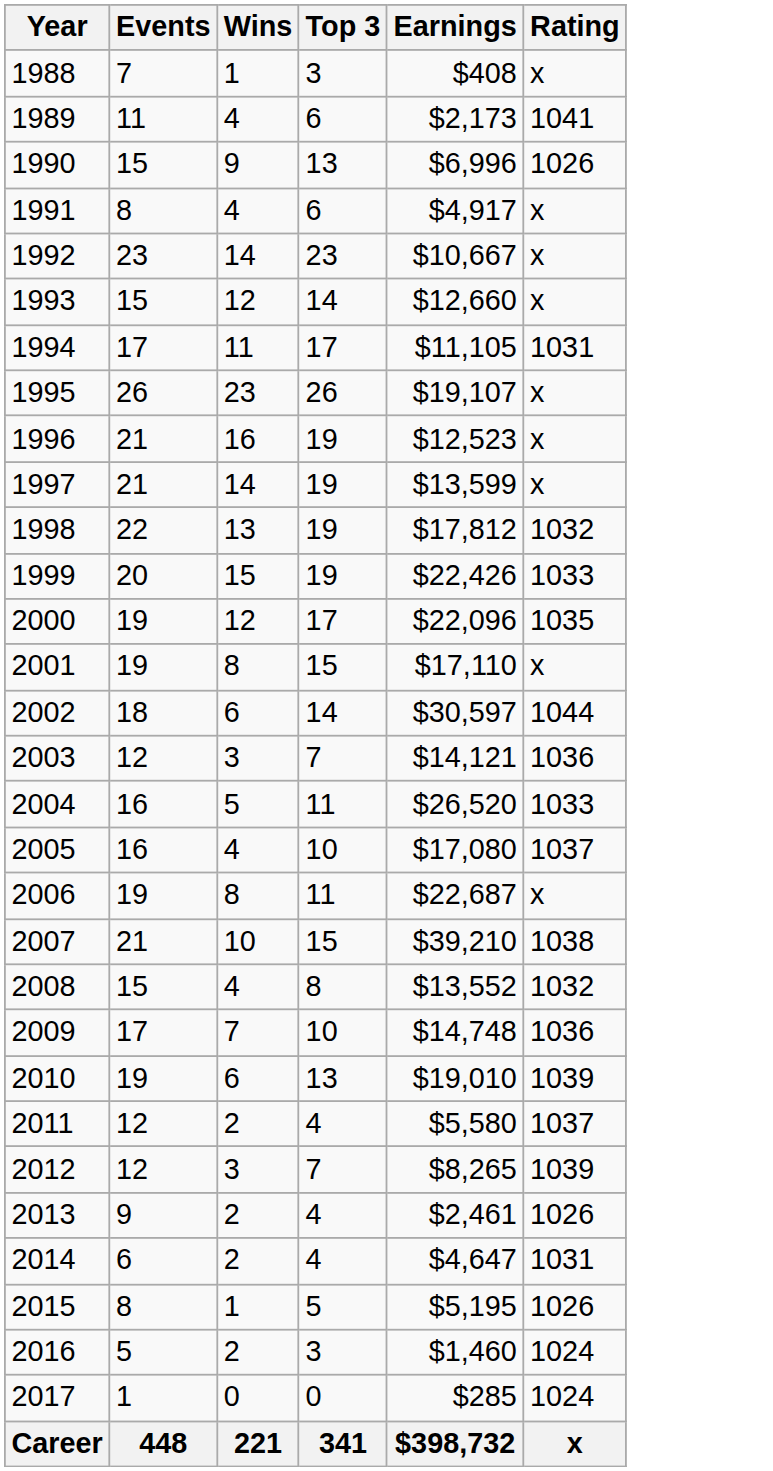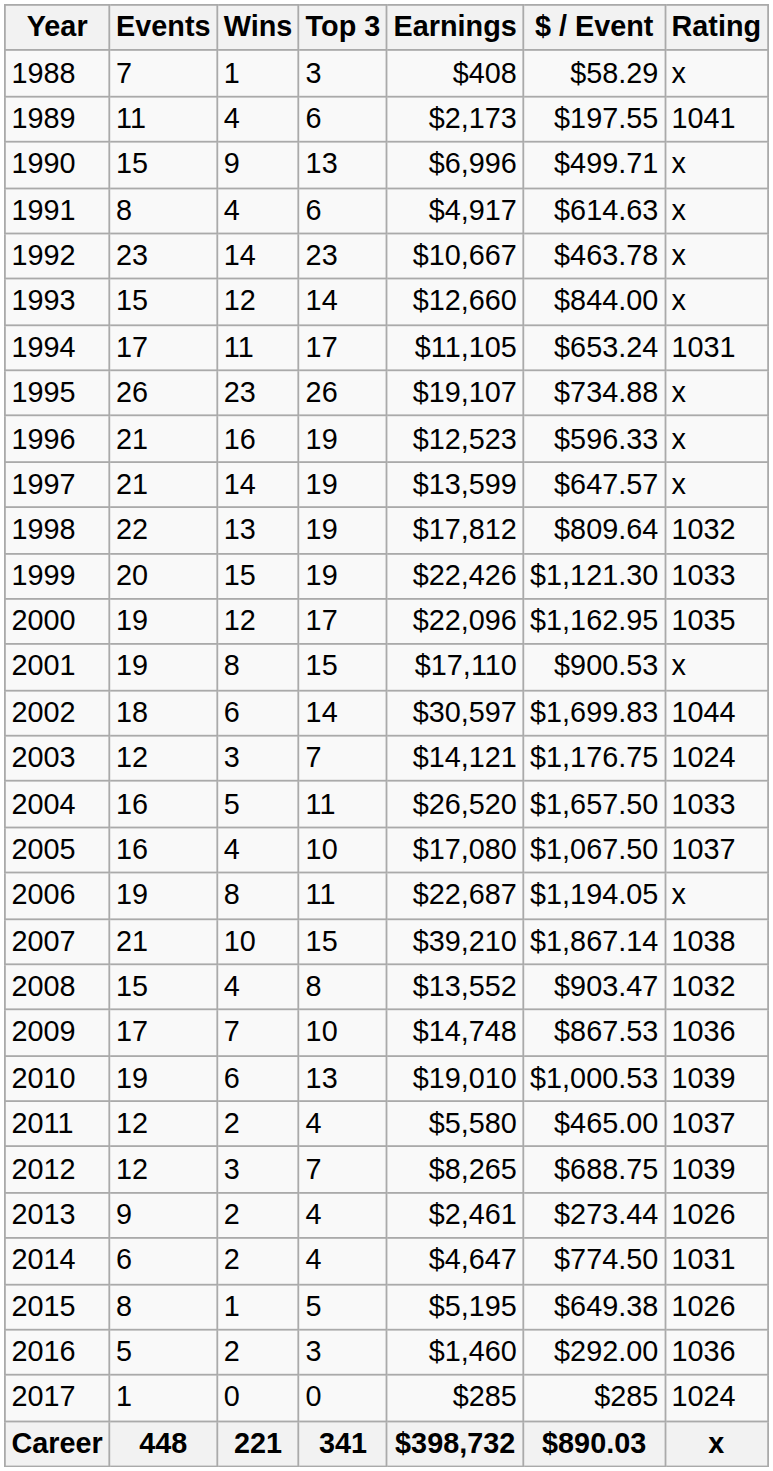+ column: (594, 27)
(562, 164) 1026 -> (679, 164) x
(562, 758) 1036 -> (704, 758) 1024
(562, 1351) 1024 -> (704, 1351) 1036
